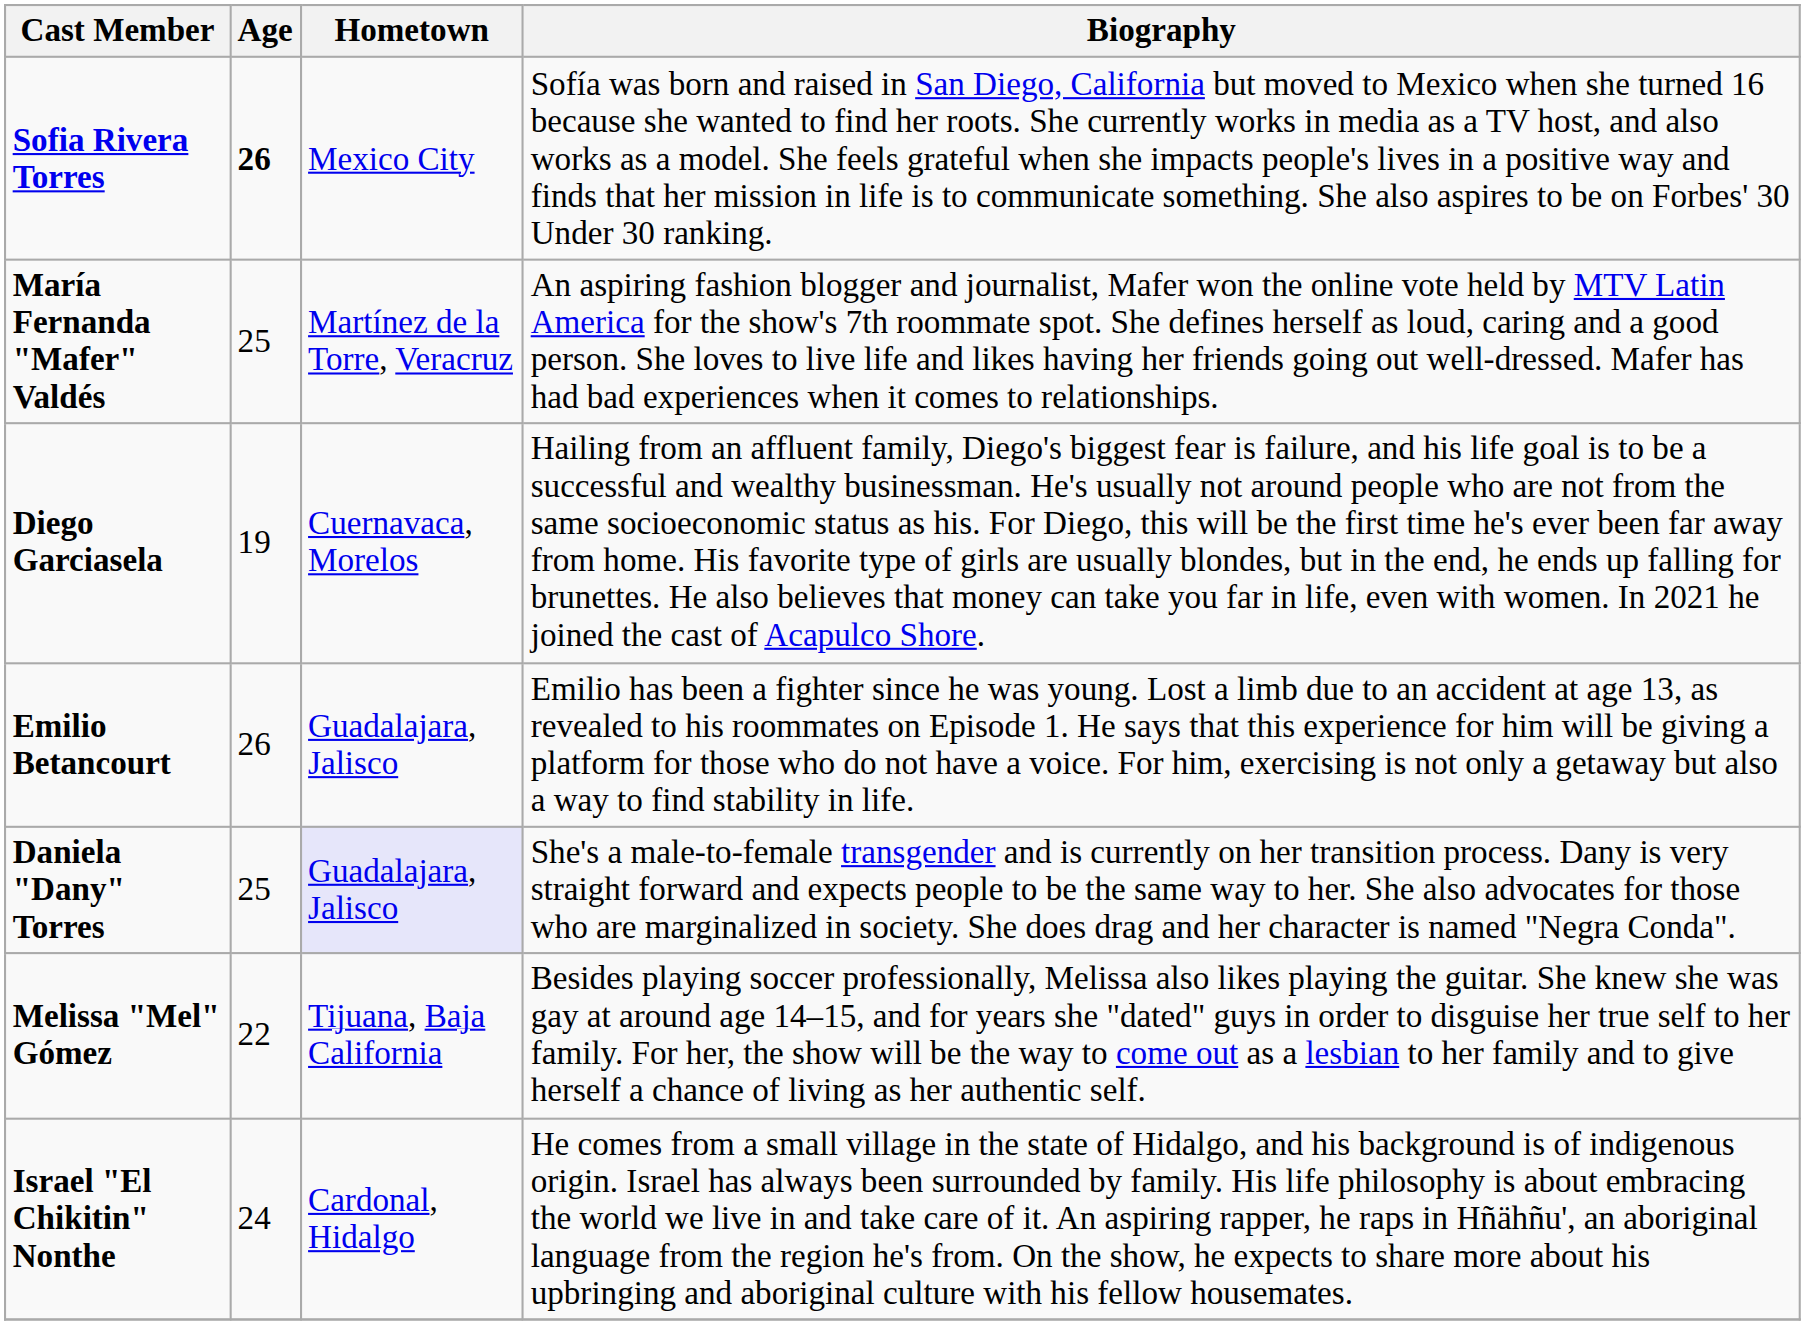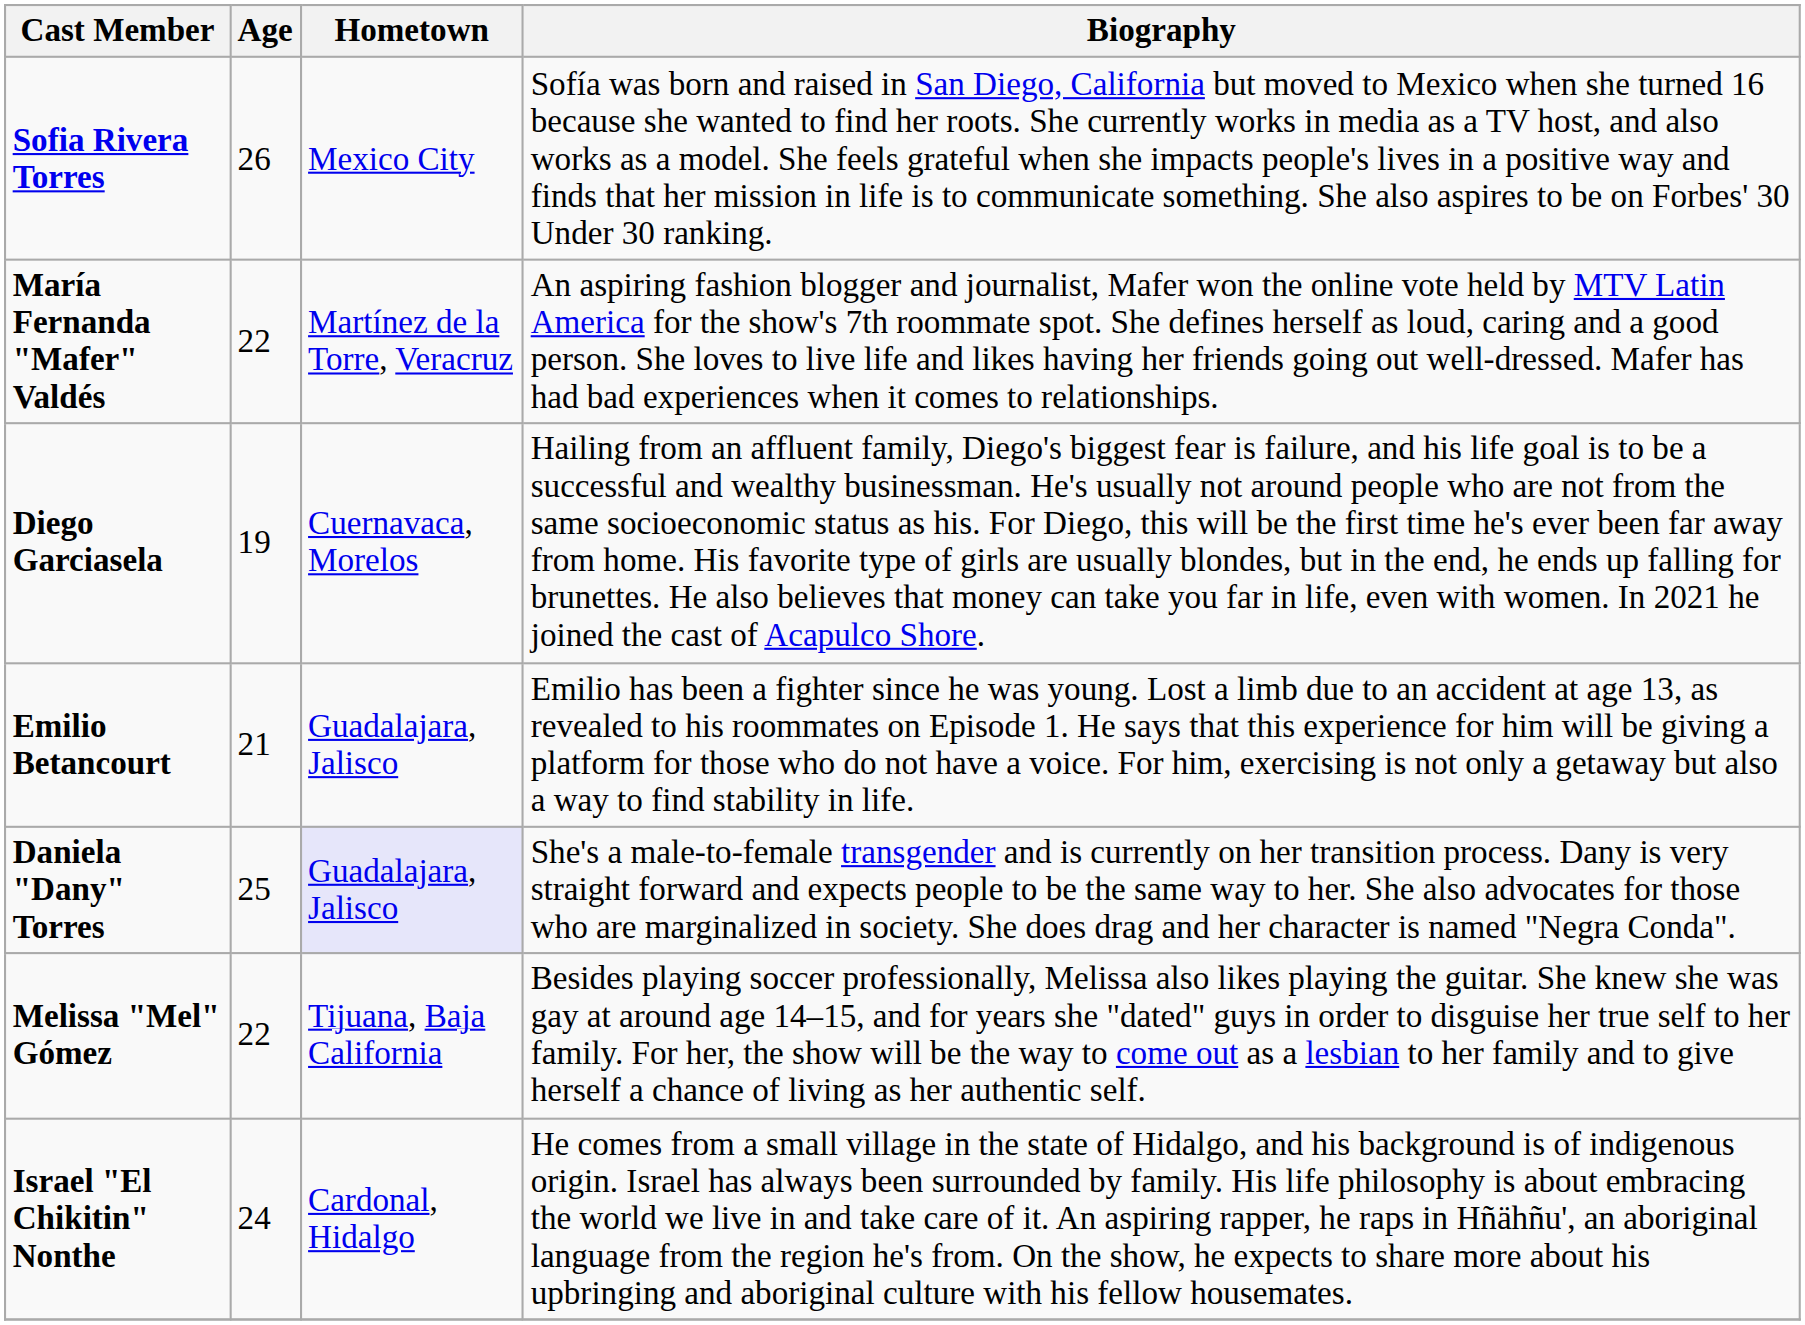(254, 157) bold -> (254, 157) normal
(254, 340) 25 -> (254, 340) 22
(254, 743) 26 -> (254, 743) 21
